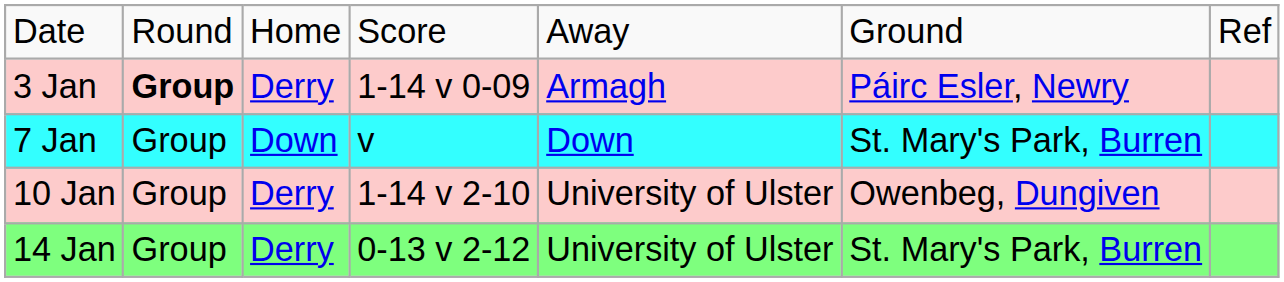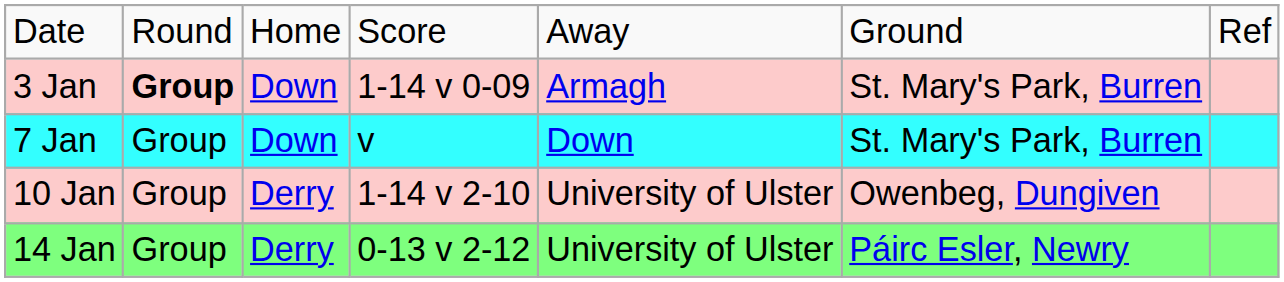(292, 85) Derry -> (294, 85) Down
(989, 85) Páirc Esler, Newry -> (1026, 85) St. Mary's Park, Burren
(1026, 248) St. Mary's Park, Burren -> (989, 248) Páirc Esler, Newry
